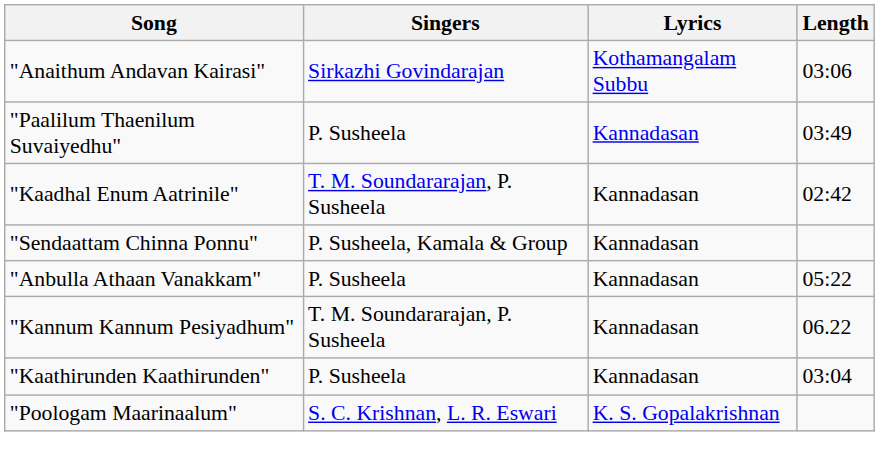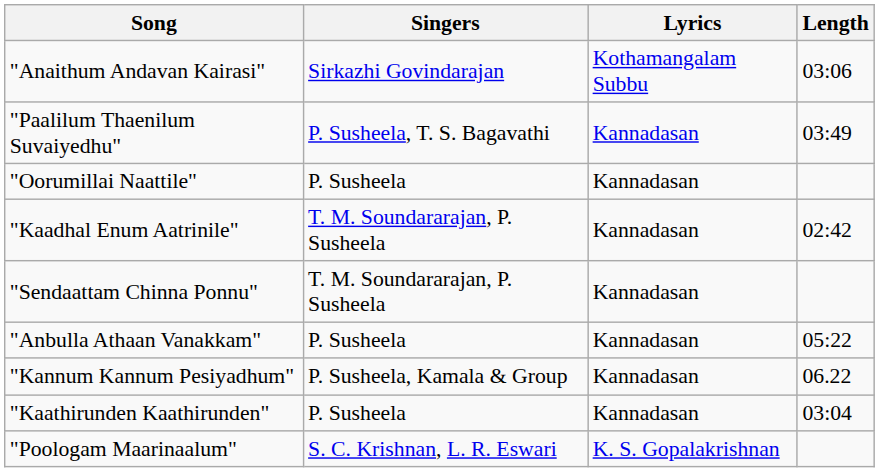(357, 132) P. Susheela -> (429, 132) P. Susheela, T. S. Bagavathi
+ row: (103, 181)
(438, 243) P. Susheela, Kamala & Group -> (410, 291) T. M. Soundararajan, P. Susheela
(410, 327) T. M. Soundararajan, P. Susheela -> (438, 376) P. Susheela, Kamala & Group
